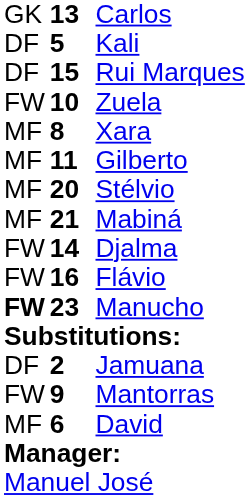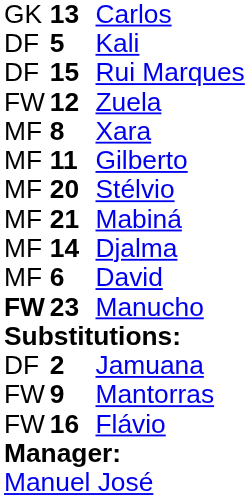(64, 101) 10 -> (64, 101) 12
(24, 248) FW -> (23, 248) MF
rows swapped: (131, 277) <-> (129, 424)
